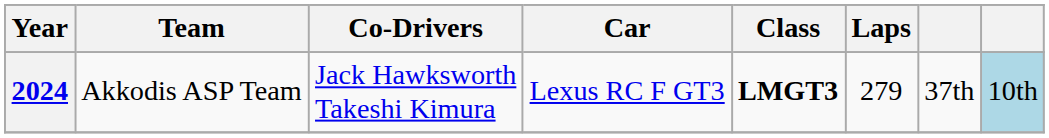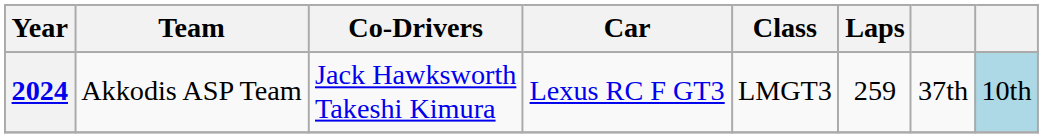(788, 91) bold -> (785, 91) normal
(881, 91) 279 -> (875, 91) 259
